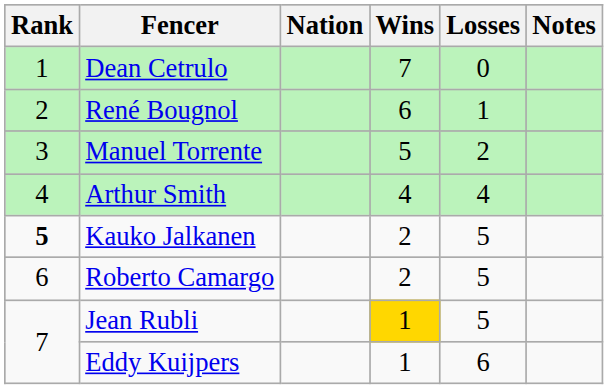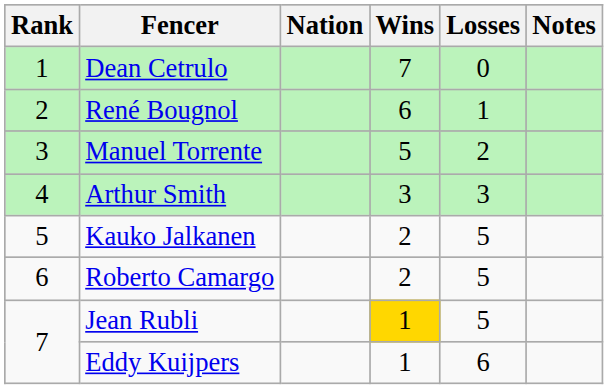(405, 194) 4 -> (405, 194) 3
(483, 194) 4 -> (483, 194) 3
(42, 236) bold -> (42, 236) normal
